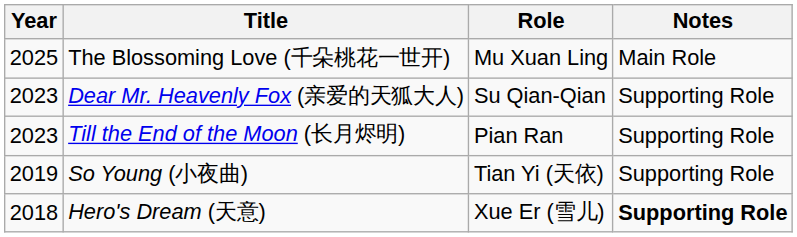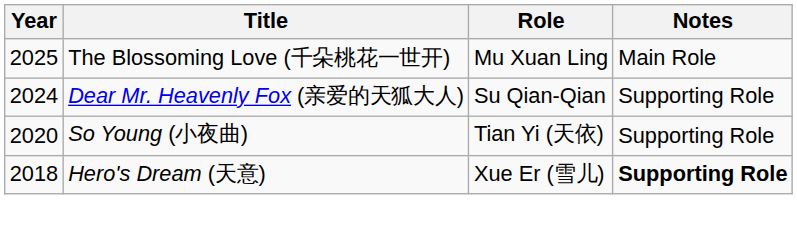(34, 96) 2023 -> (34, 96) 2024
- row: (237, 134)
(34, 174) 2019 -> (34, 135) 2020
